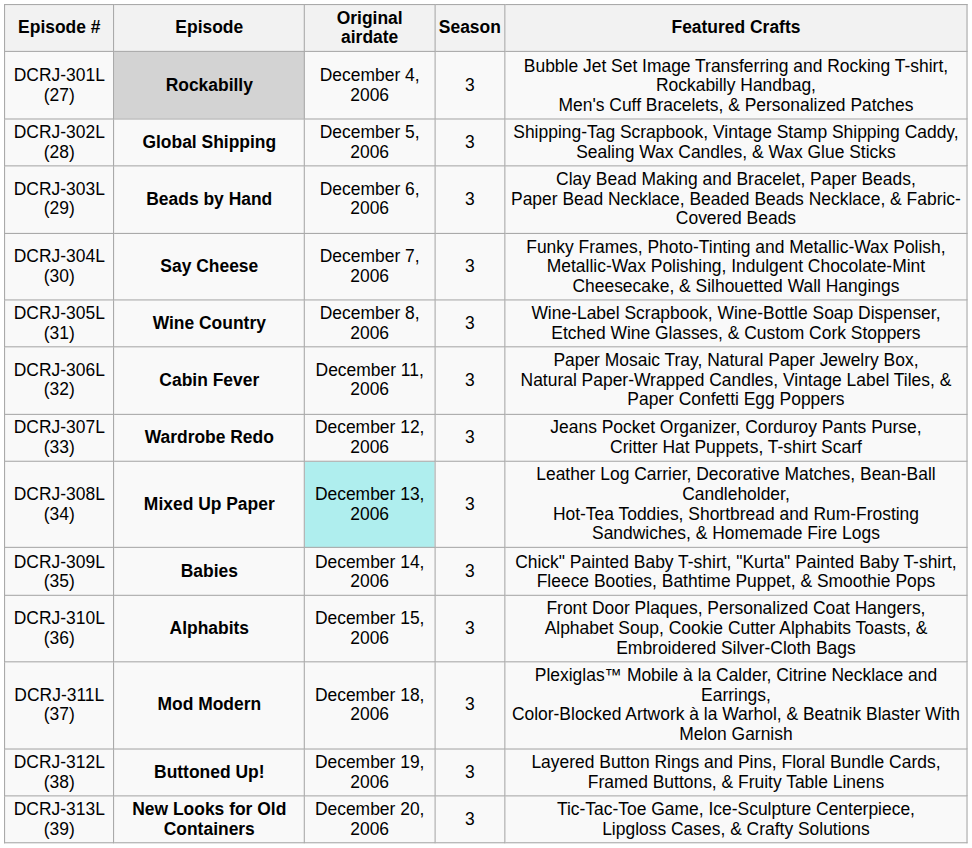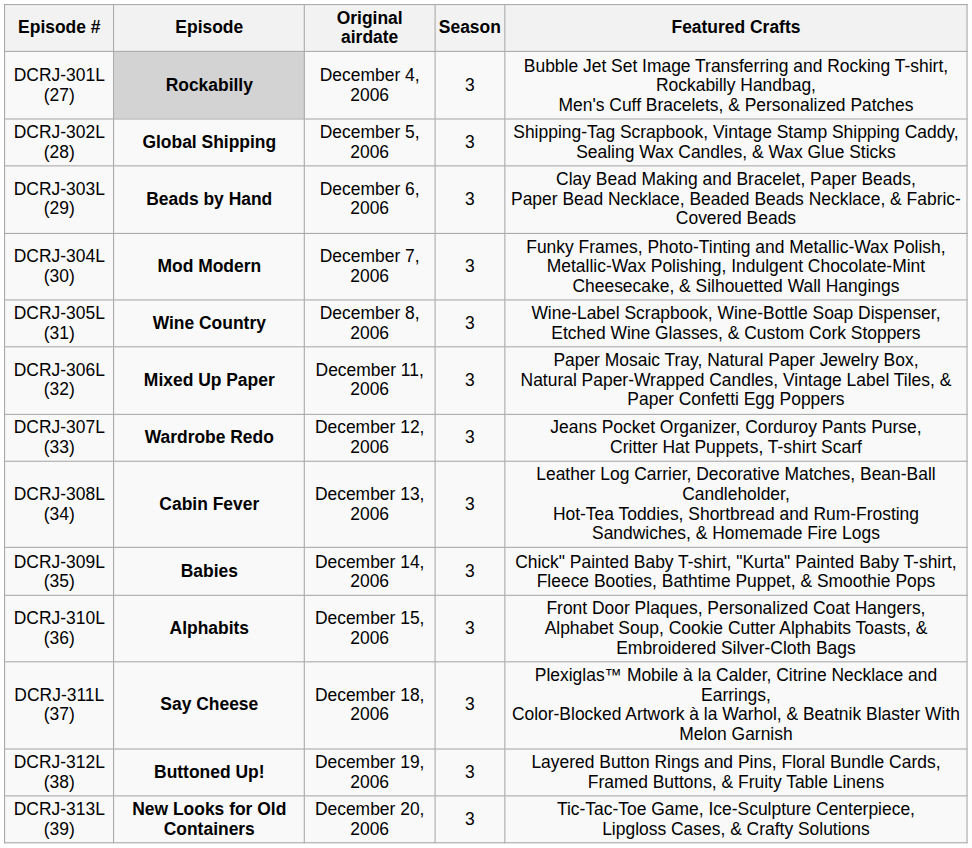(209, 266) Say Cheese -> (209, 266) Mod Modern
(209, 380) Cabin Fever -> (209, 380) Mixed Up Paper
(209, 504) Mixed Up Paper -> (209, 504) Cabin Fever
(370, 504) paleturquoise background -> (370, 504) no background
(209, 705) Mod Modern -> (209, 705) Say Cheese
